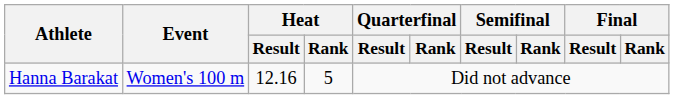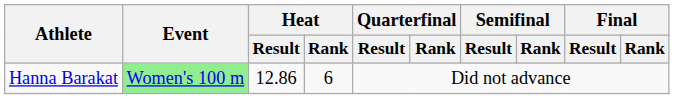(185, 78) no background -> (185, 78) lightgreen background
(276, 78) 12.16 -> (276, 78) 12.86
(328, 78) 5 -> (328, 78) 6
